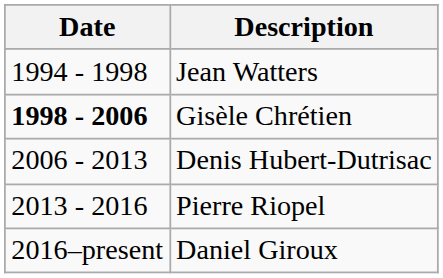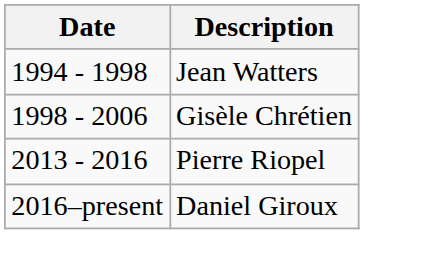(79, 116) bold -> (79, 116) normal
- row: (304, 160)
